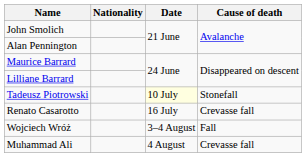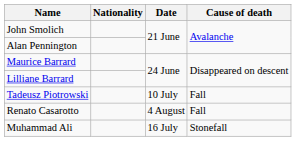(163, 95) lightyellow background -> (163, 95) no background
(219, 95) Stonefall -> (198, 95) Fall
(163, 111) 16 July -> (166, 111) 4 August
(227, 111) Crevasse fall -> (198, 111) Fall
- row: (39, 128)
(166, 144) 4 August -> (163, 128) 16 July
(227, 144) Crevasse fall -> (208, 128) Stonefall
